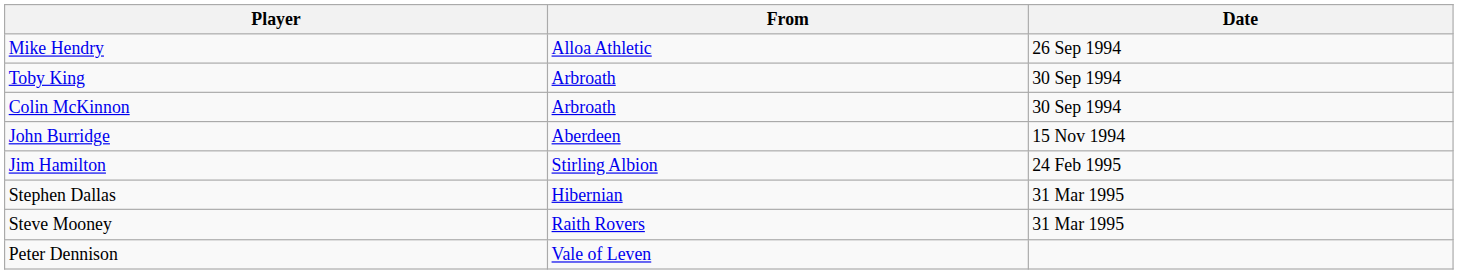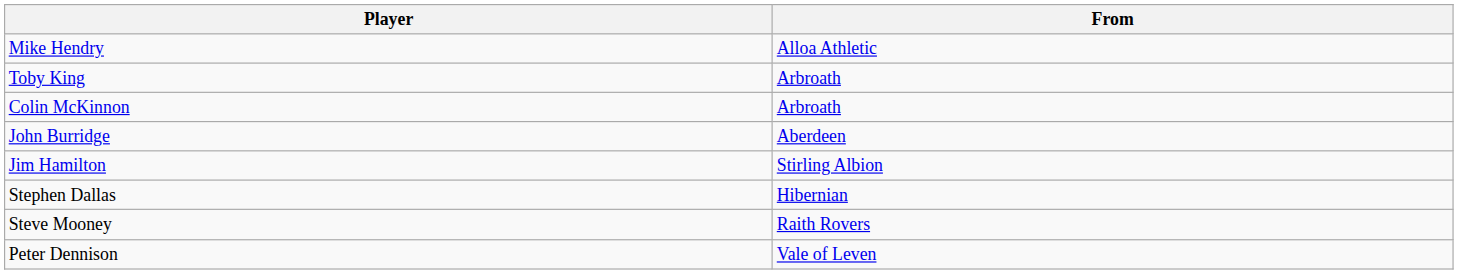- column: (1240, 19)
